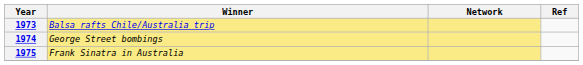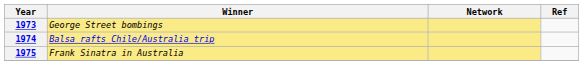(132, 25) Balsa rafts Chile/Australia trip -> (106, 25) George Street bombings
(106, 39) George Street bombings -> (132, 39) Balsa rafts Chile/Australia trip
